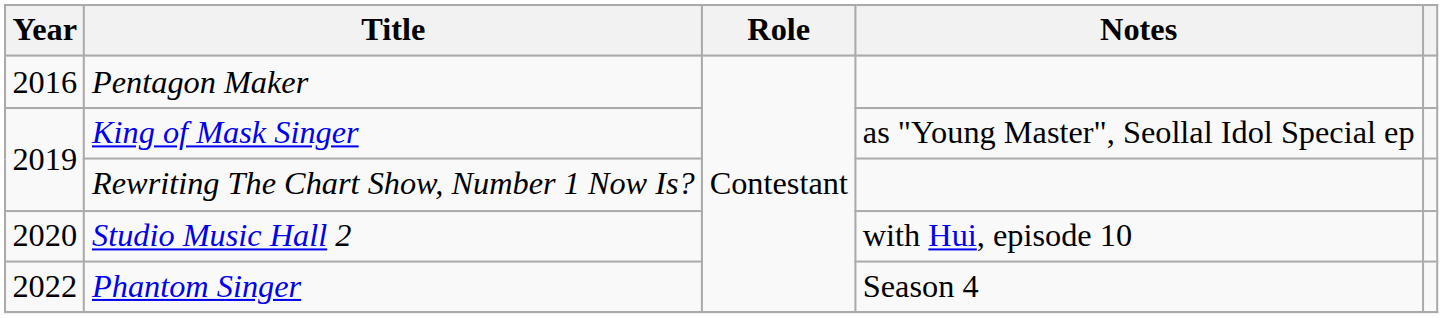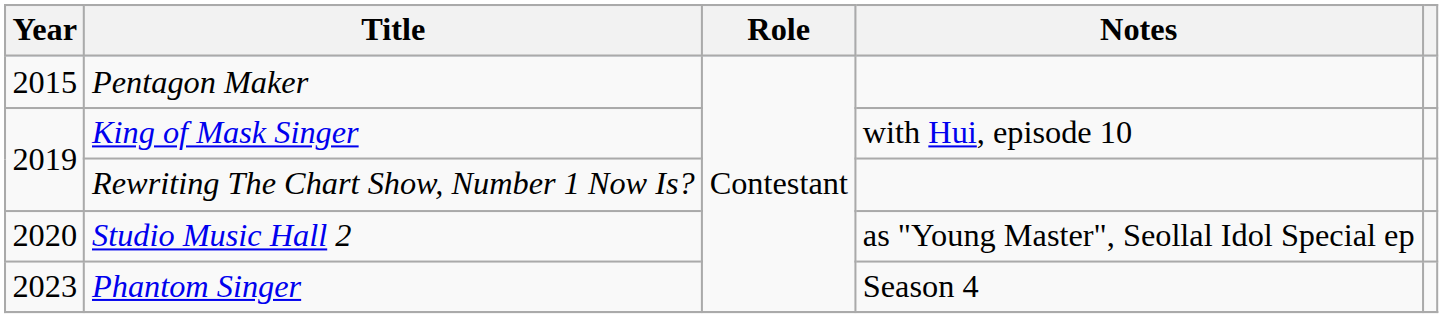(45, 81) 2016 -> (45, 81) 2015
(1139, 132) as "Young Master", Seollal Idol Special ep -> (997, 132) with Hui, episode 10
(997, 235) with Hui, episode 10 -> (1139, 235) as "Young Master", Seollal Idol Special ep
(45, 286) 2022 -> (45, 286) 2023
